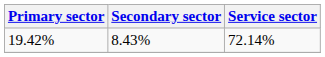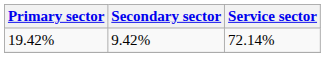(131, 40) 8.43% -> (131, 40) 9.42%
